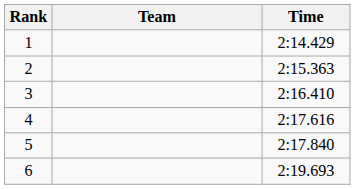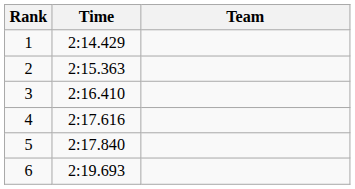columns swapped: (157, 17) <-> (306, 17)
